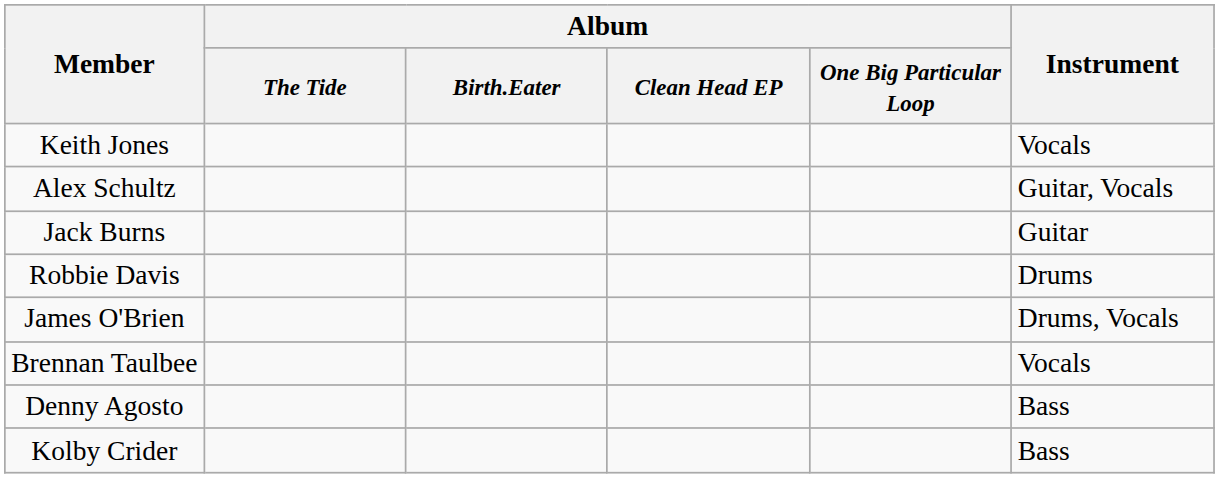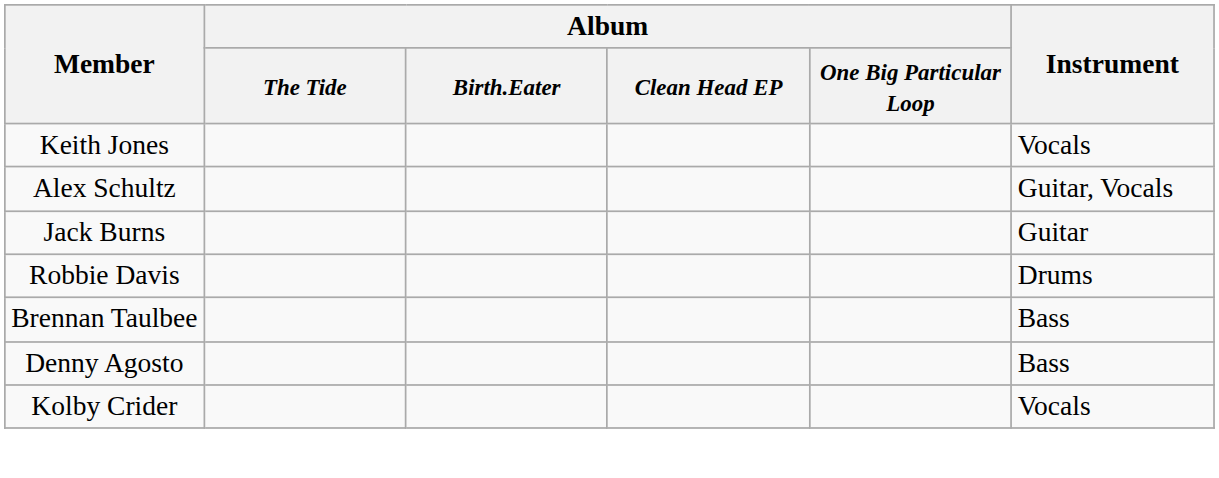- row: (104, 319)
(1054, 362) Vocals -> (1044, 319) Bass
(1044, 450) Bass -> (1054, 406) Vocals
